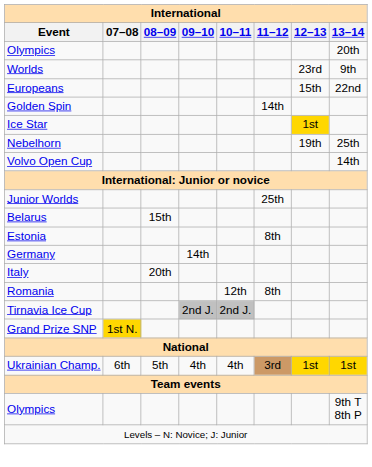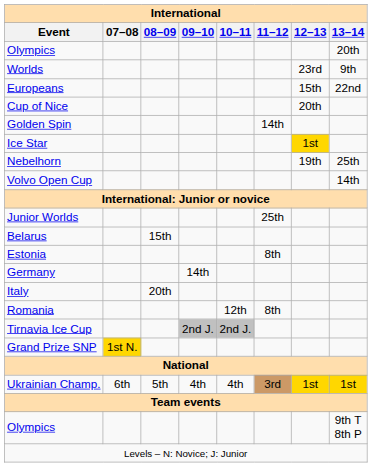+ row: (38, 106)
